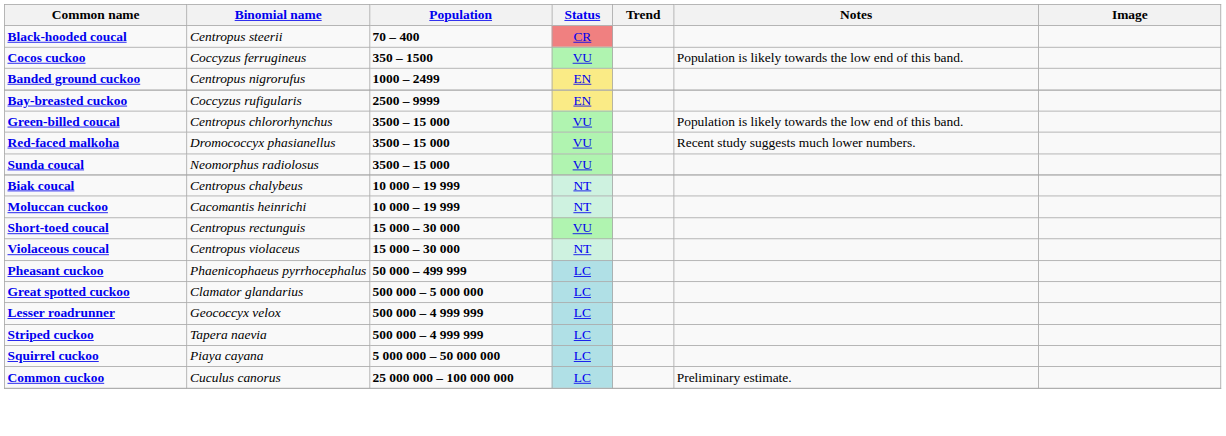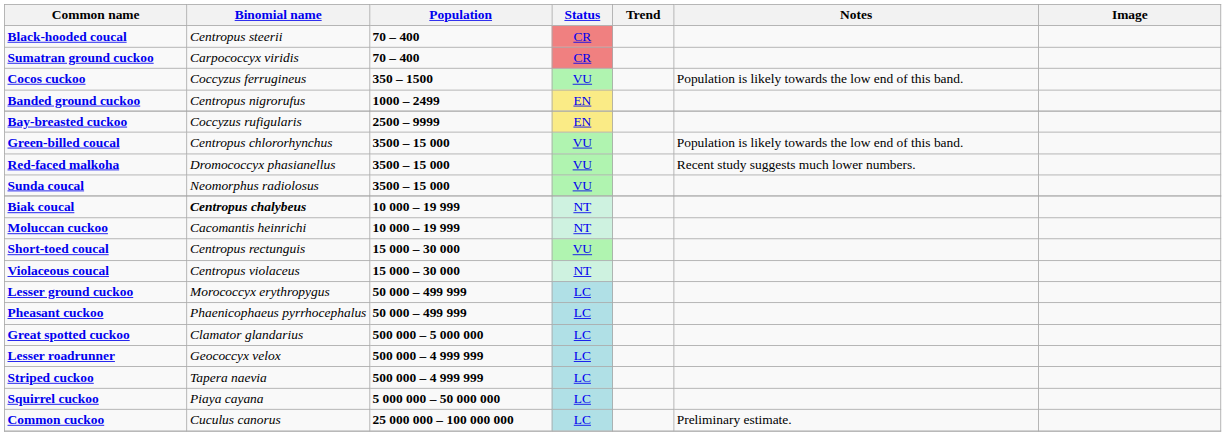+ row: (81, 57)
(246, 185) normal -> (248, 206) bold
+ row: (70, 292)
